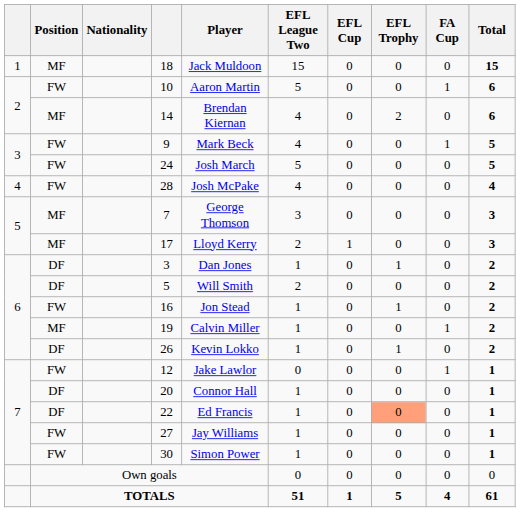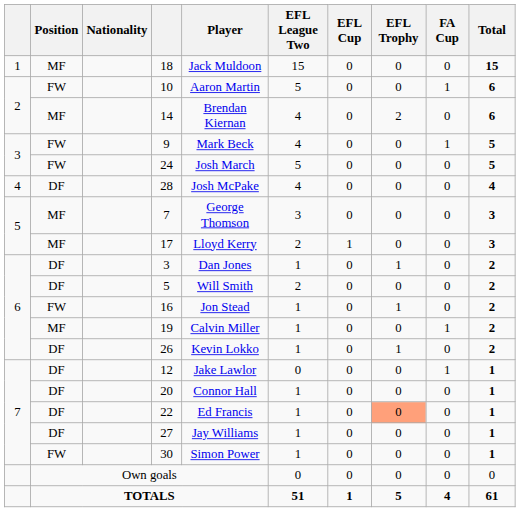(56, 186) FW -> (56, 186) DF
(56, 370) FW -> (56, 370) DF
(56, 433) FW -> (56, 433) DF
